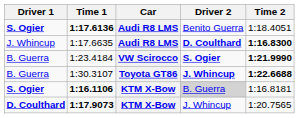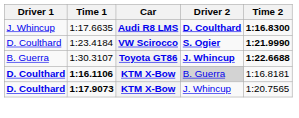- row: (92, 27)
(28, 58) B. Guerra -> (34, 43) D. Coulthard
(25, 89) S. Ogier -> (36, 74) D. Coulthard
